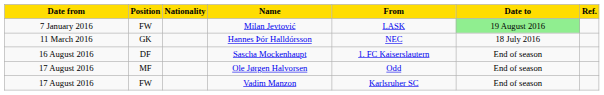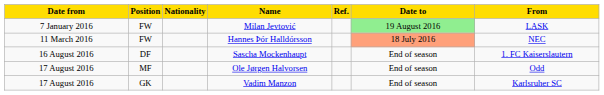columns swapped: (394, 12) <-> (589, 12)
(145, 40) GK -> (145, 40) FW
(518, 40) no background -> (413, 40) lightsalmon background
(145, 83) FW -> (145, 83) GK
